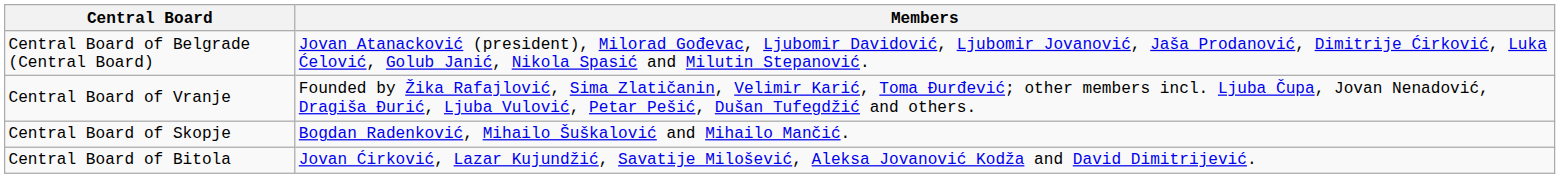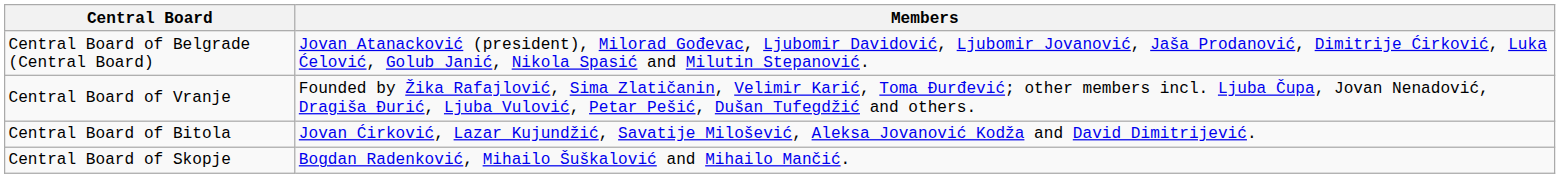rows swapped: (120, 134) <-> (120, 160)
